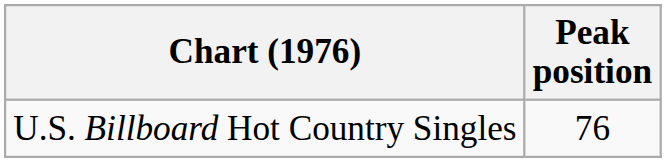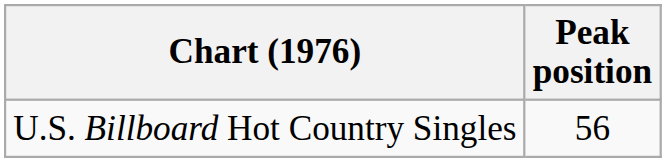(592, 127) 76 -> (592, 127) 56
